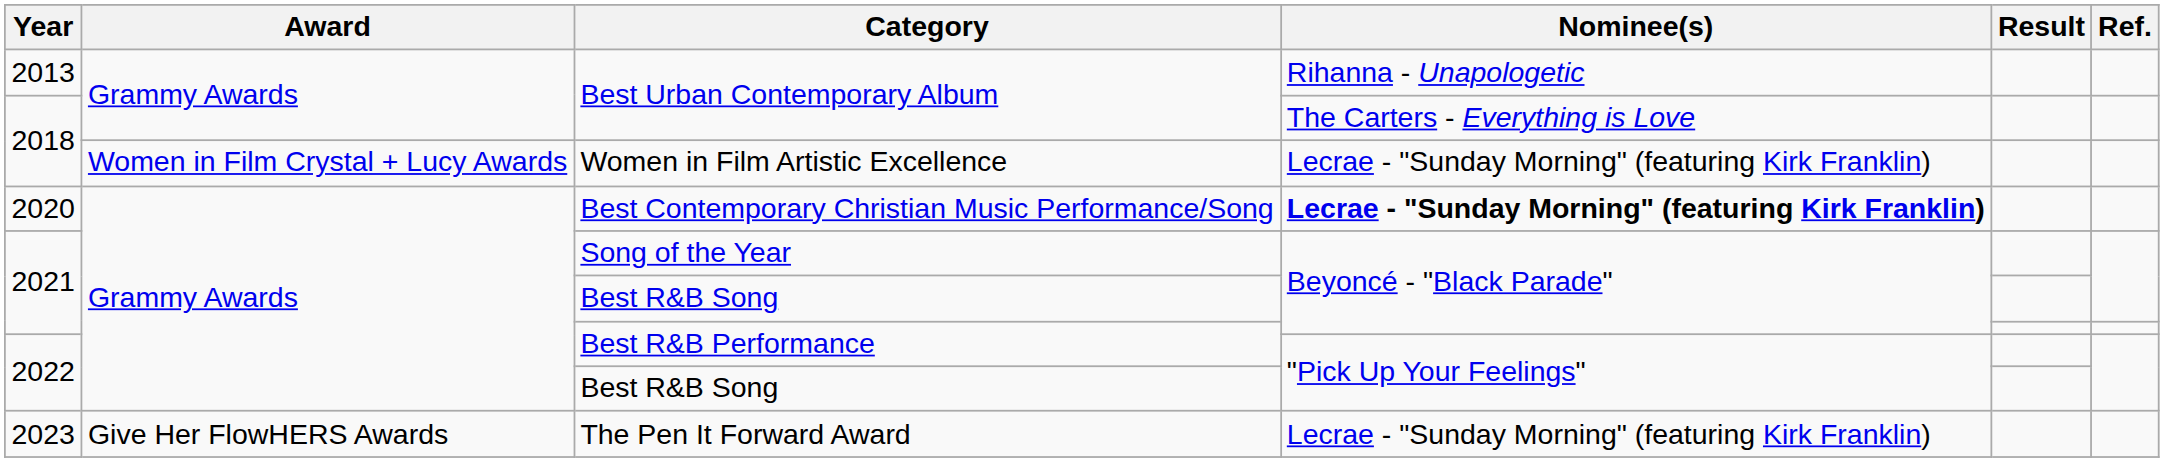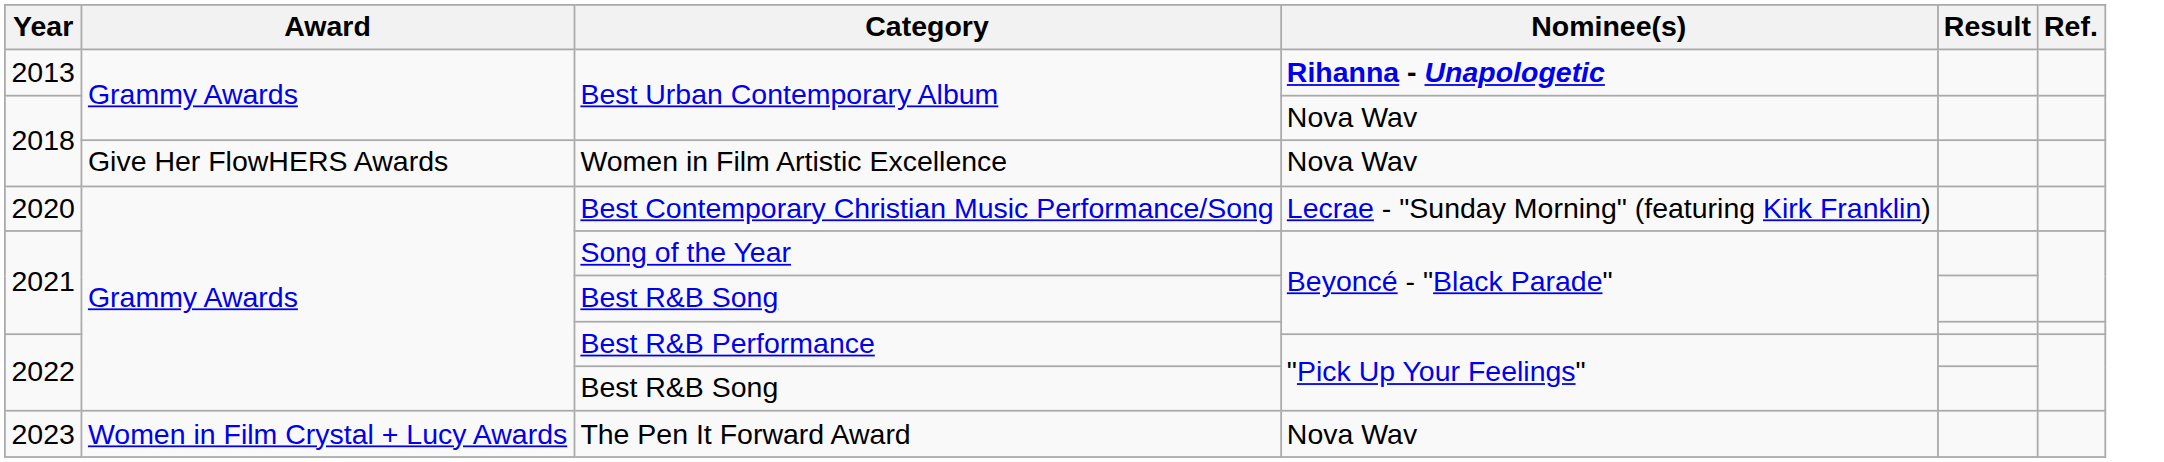(1436, 72) normal -> (1446, 72) bold
(1491, 117) The Carters - Everything is Love -> (1352, 117) Nova Wav
(328, 162) Women in Film Crystal + Lucy Awards -> (268, 162) Give Her FlowHERS Awards
(1609, 162) Lecrae - "Sunday Morning" (featuring Kirk Franklin) -> (1352, 162) Nova Wav
(1636, 207) bold -> (1609, 207) normal
(268, 433) Give Her FlowHERS Awards -> (328, 433) Women in Film Crystal + Lucy Awards
(1609, 433) Lecrae - "Sunday Morning" (featuring Kirk Franklin) -> (1352, 433) Nova Wav
